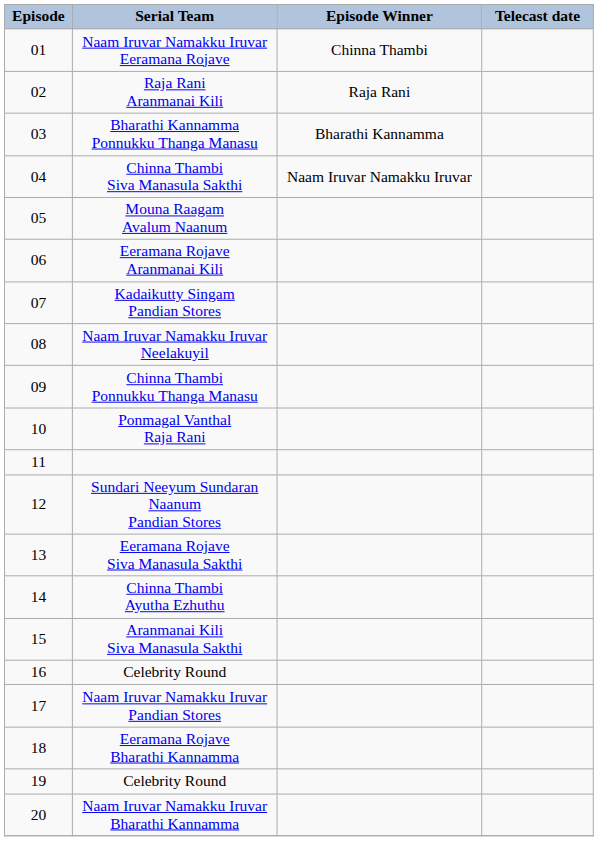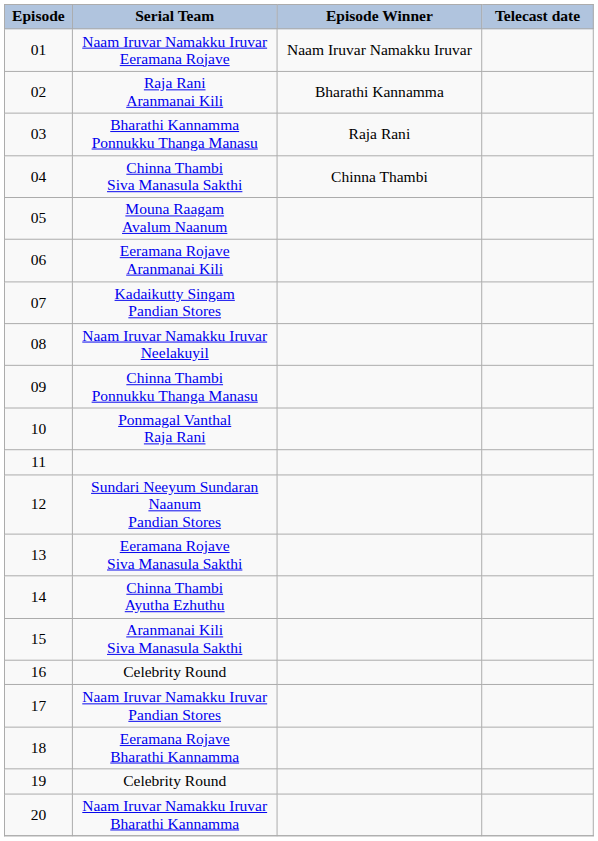(379, 50) Chinna Thambi -> (379, 50) Naam Iruvar Namakku Iruvar
(379, 92) Raja Rani -> (379, 92) Bharathi Kannamma
(379, 134) Bharathi Kannamma -> (379, 134) Raja Rani
(379, 176) Naam Iruvar Namakku Iruvar -> (379, 176) Chinna Thambi
